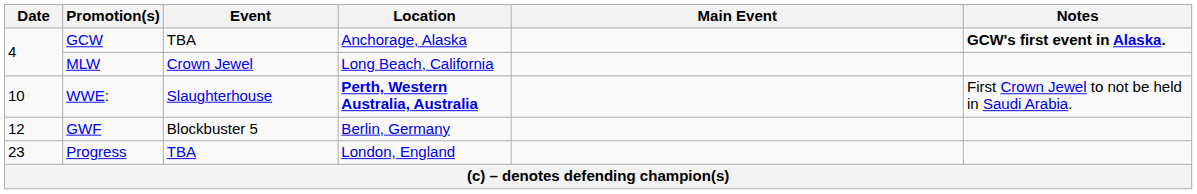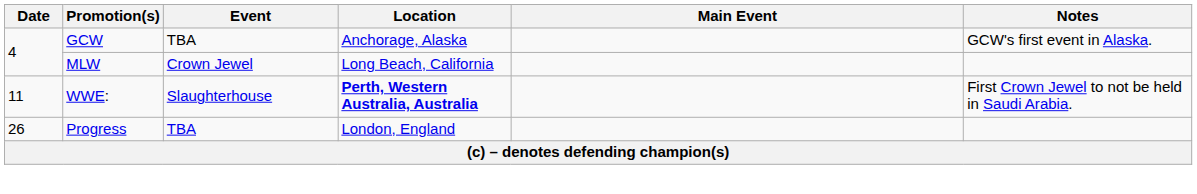(1066, 40) bold -> (1060, 40) normal
(16, 96) 10 -> (16, 96) 11
- row: (84, 128)
(16, 152) 23 -> (16, 128) 26
